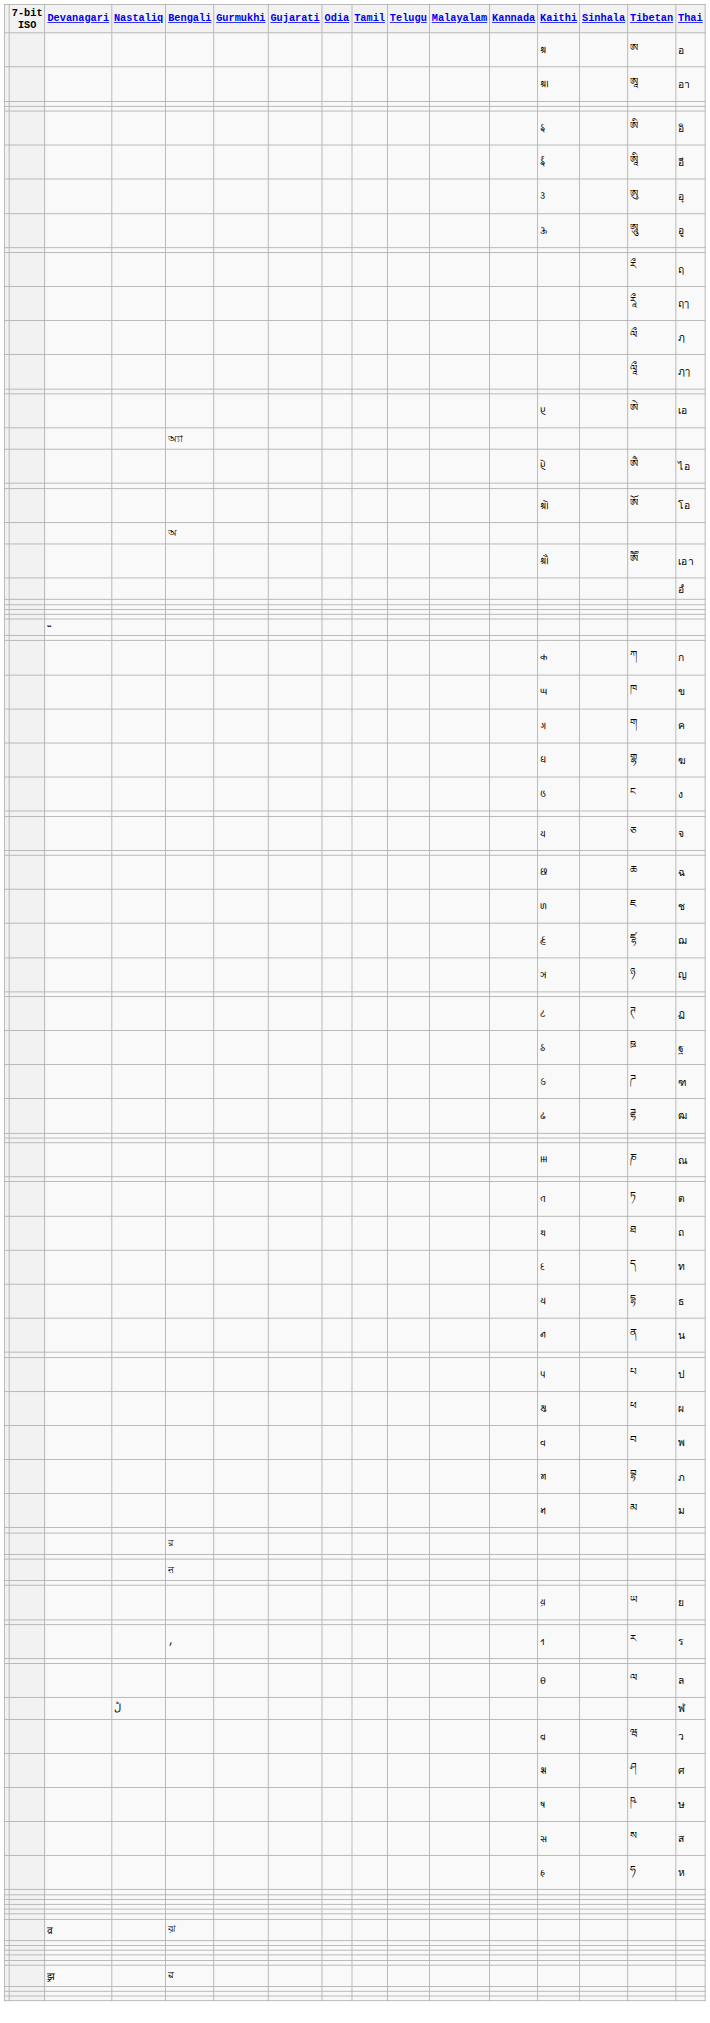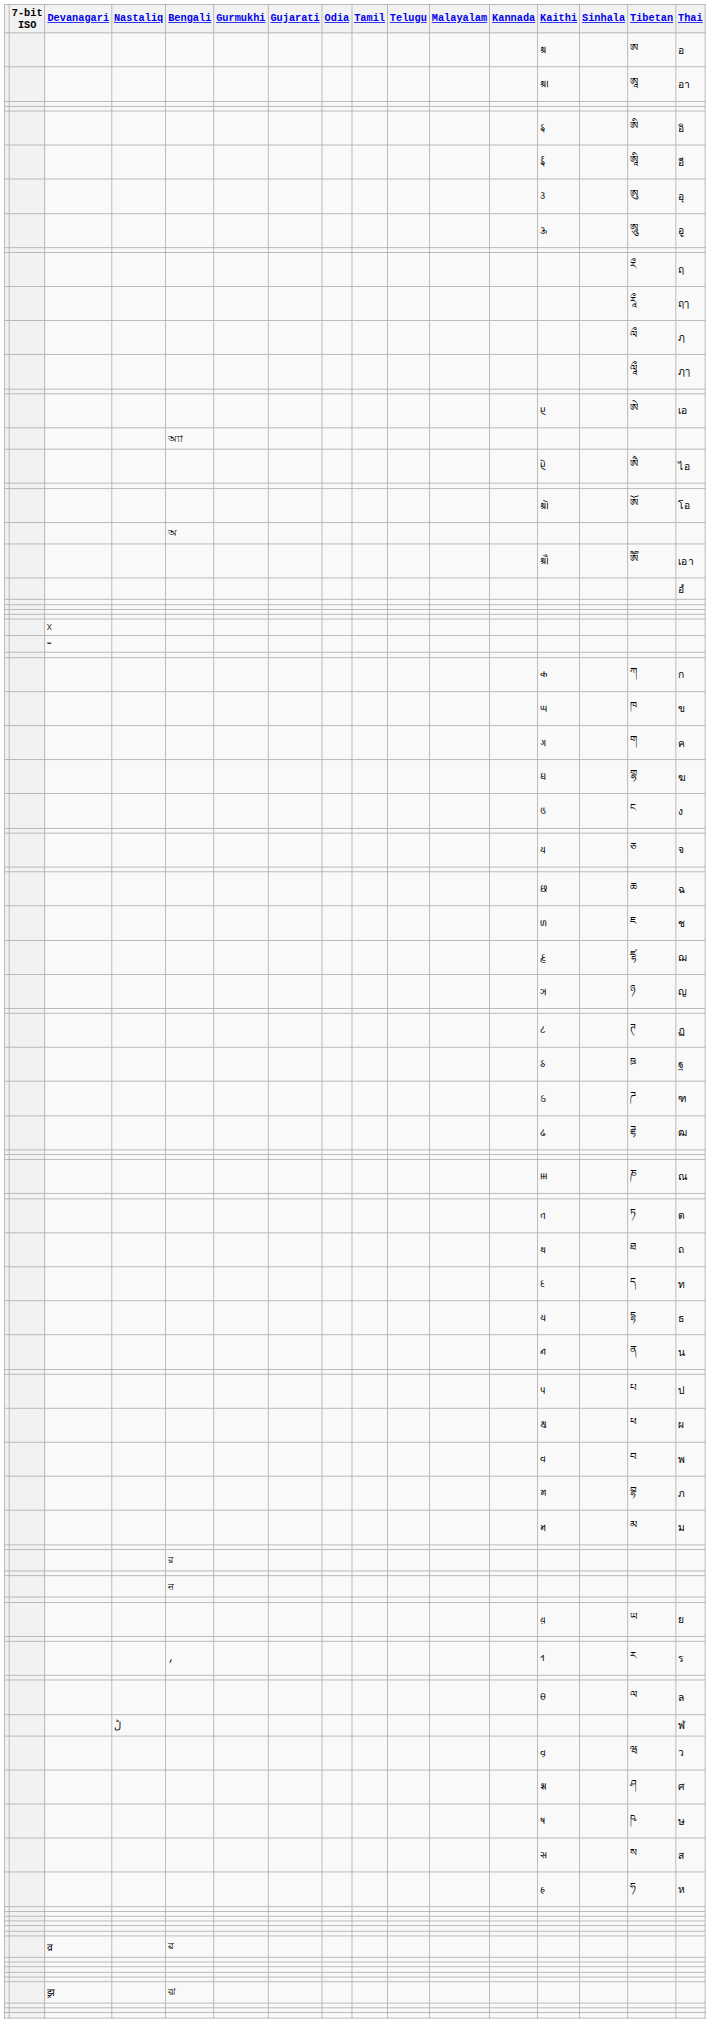+ row: (50, 627)
(172, 1930) ঝ় -> (171, 1946) ৱ়
(171, 1976) ৱ় -> (172, 1992) ঝ়
